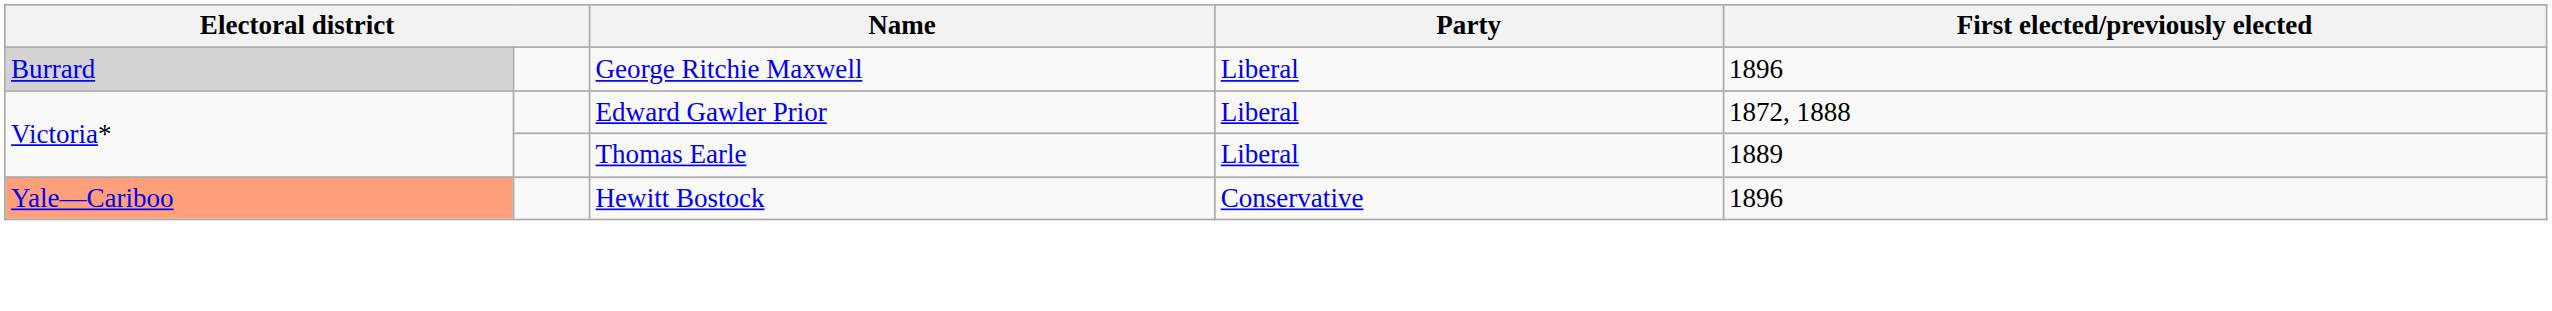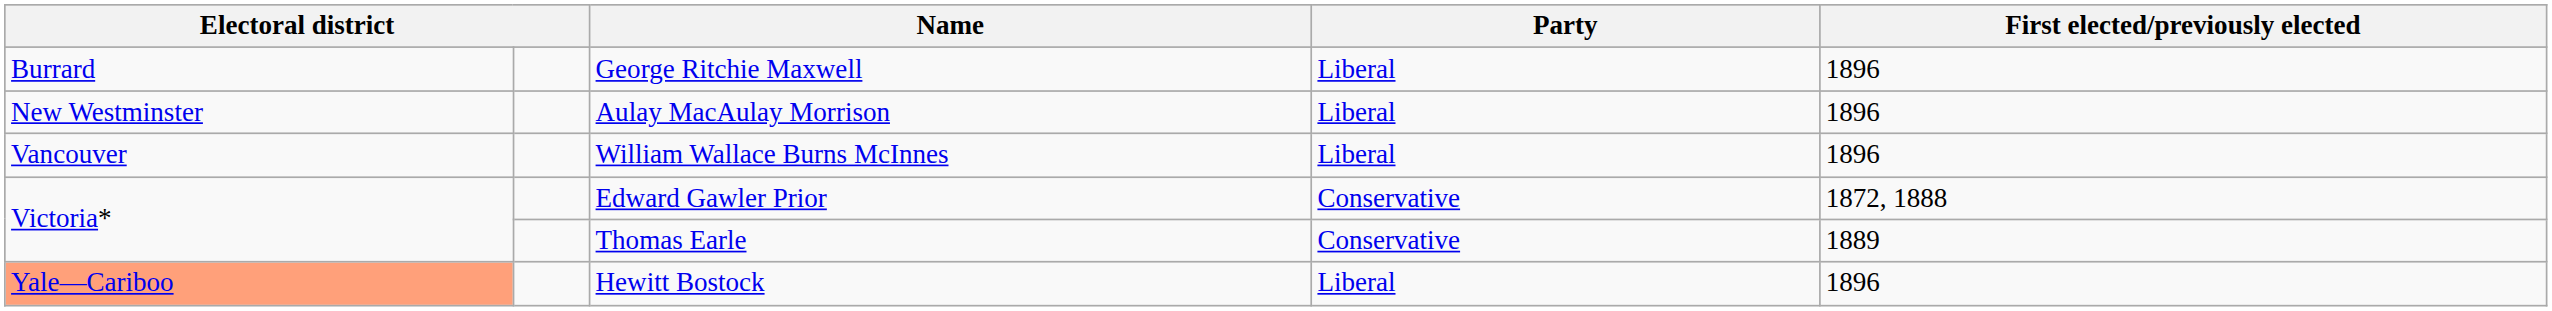(53, 68) lightgrey background -> (53, 68) no background
+ row: (743, 111)
+ row: (772, 154)
(1260, 111) Liberal -> (1389, 197) Conservative
(1260, 154) Liberal -> (1389, 240) Conservative
(1292, 197) Conservative -> (1356, 283) Liberal
